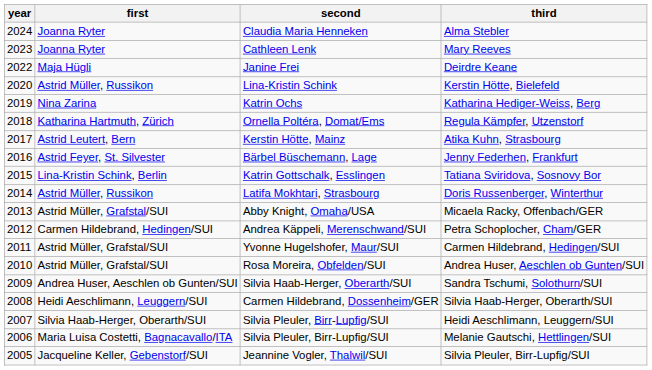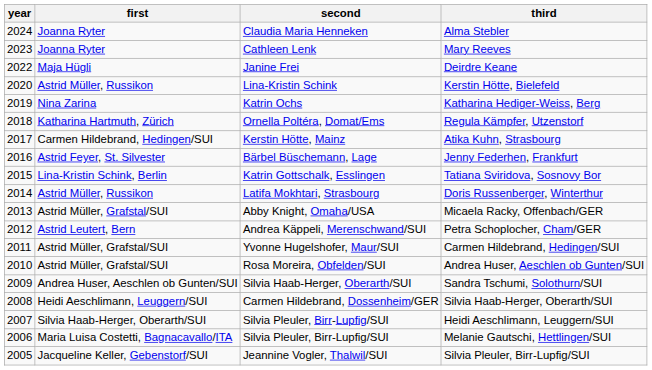(86, 139) Astrid Leutert, Bern -> (125, 139) Carmen Hildebrand, Hedingen/SUI
(125, 229) Carmen Hildebrand, Hedingen/SUI -> (86, 229) Astrid Leutert, Bern
